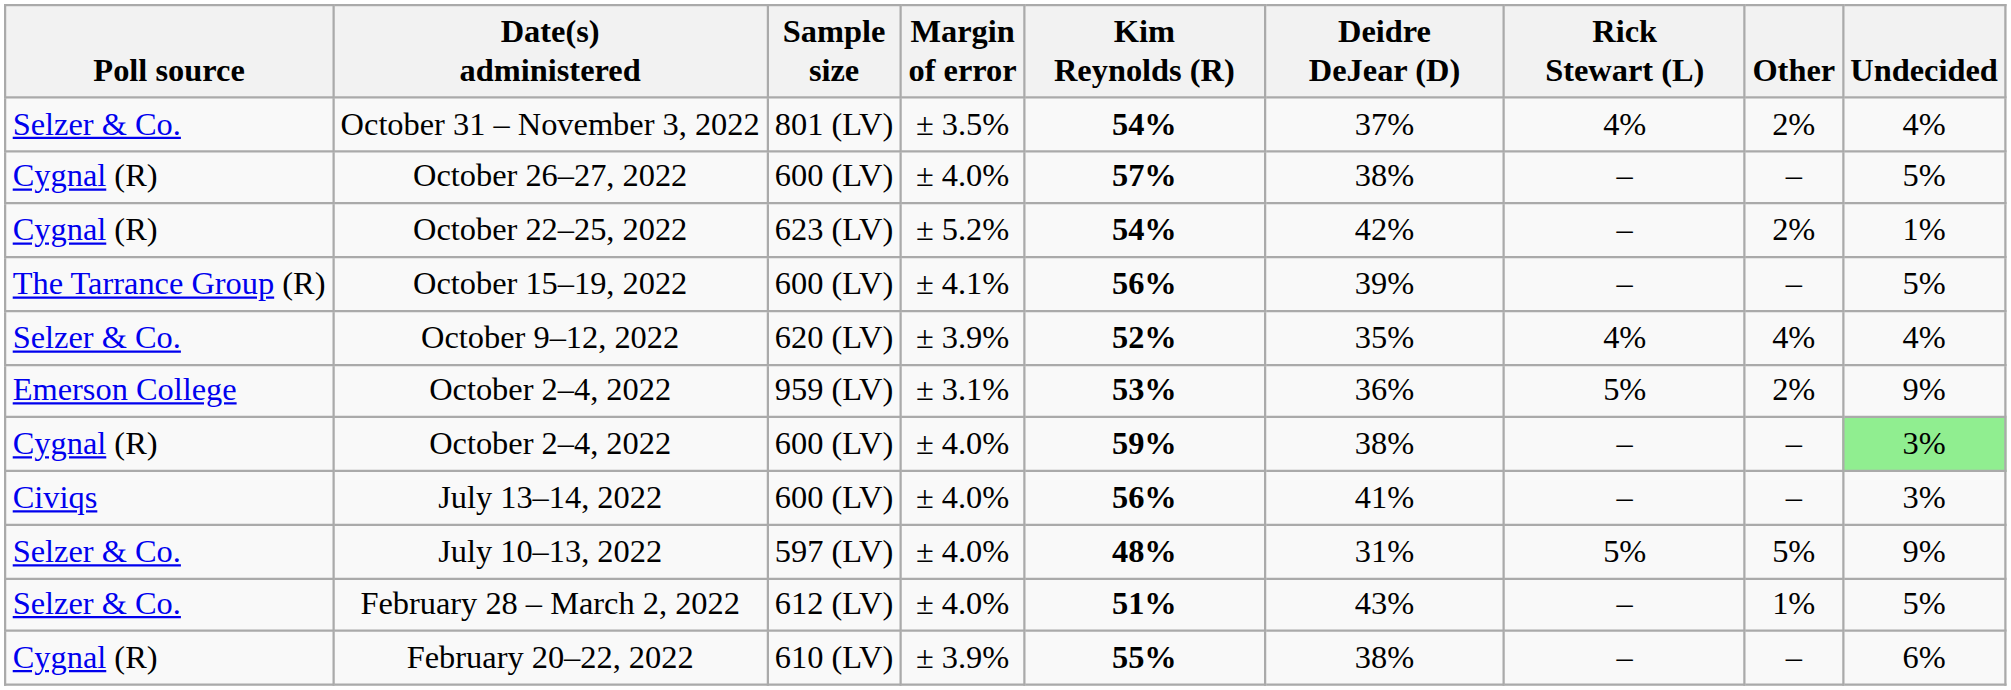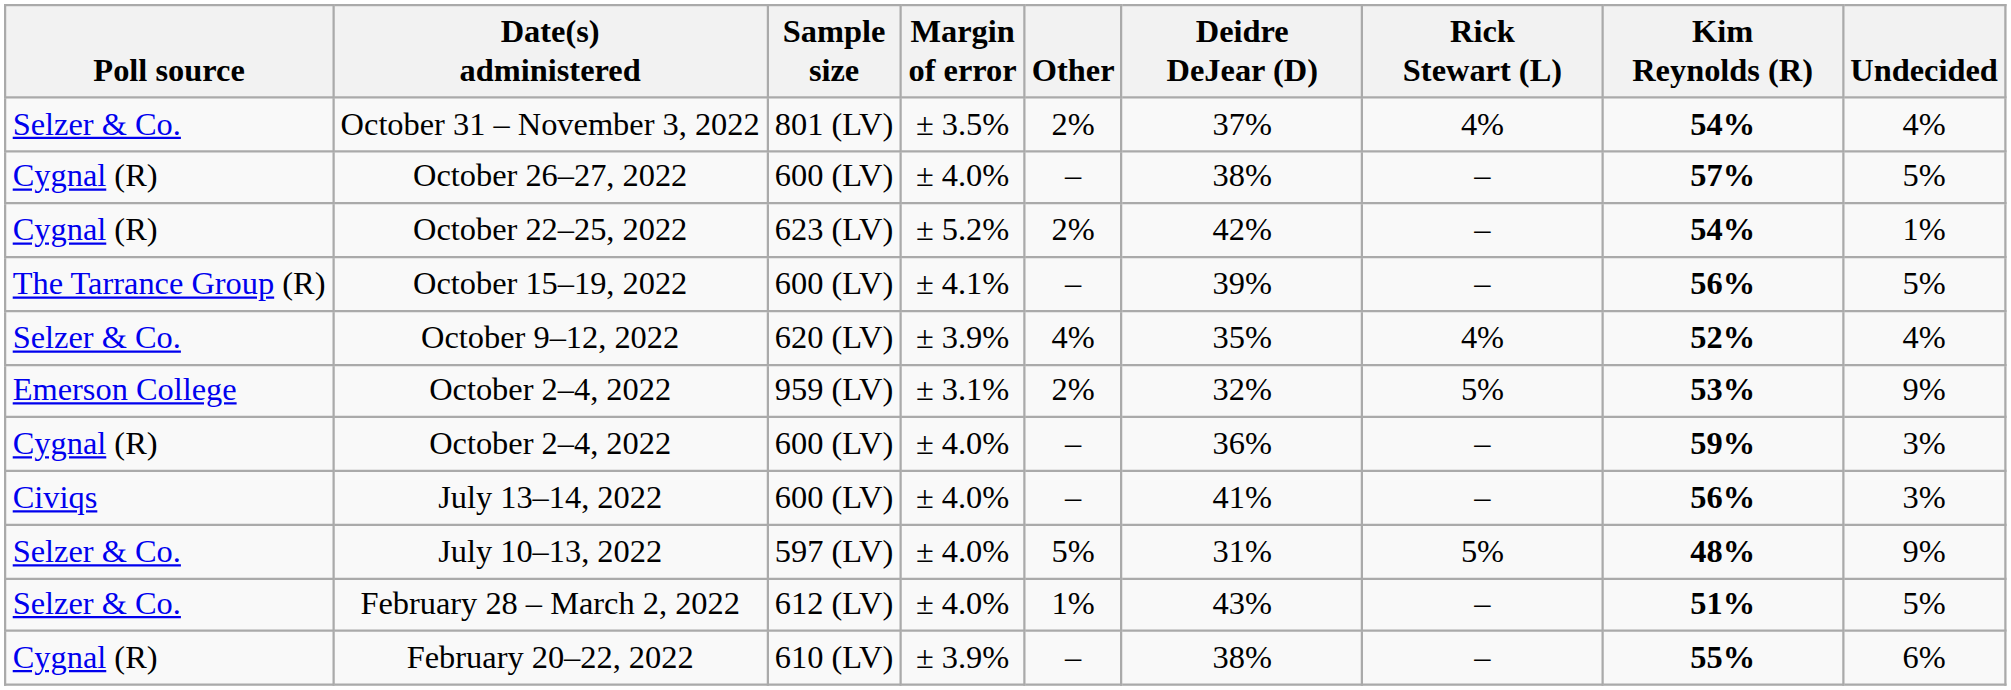columns swapped: (1144, 50) <-> (1794, 69)
(1385, 390) 36% -> (1242, 390) 32%
(1385, 443) 38% -> (1242, 443) 36%
(1924, 443) lightgreen background -> (1924, 443) no background
